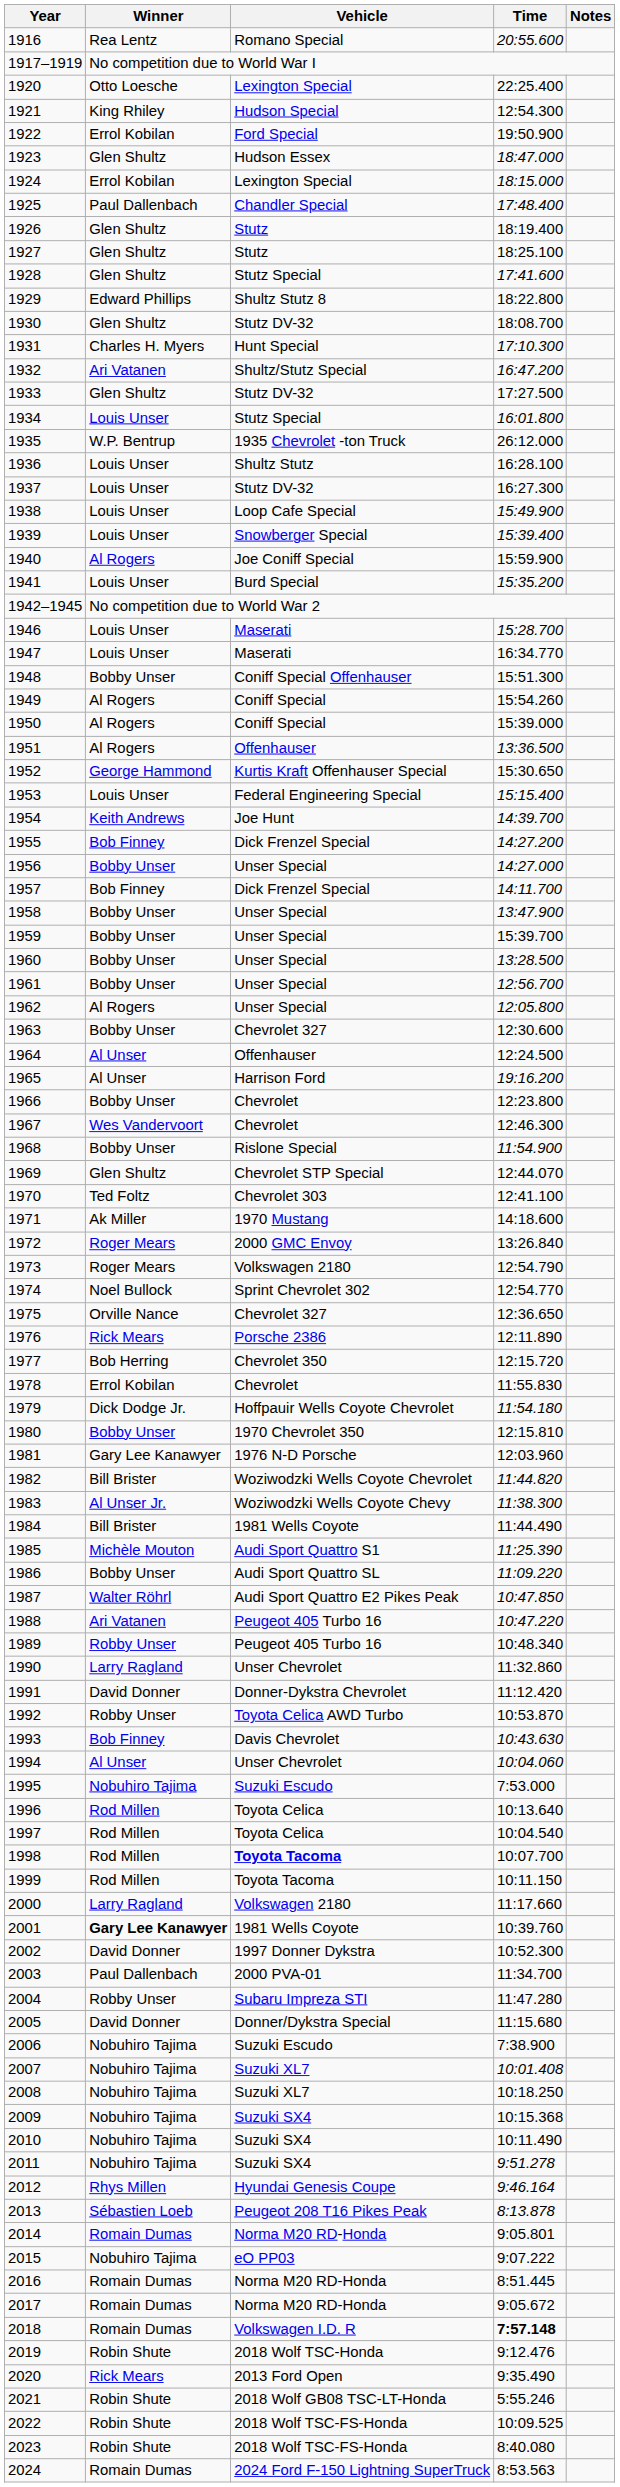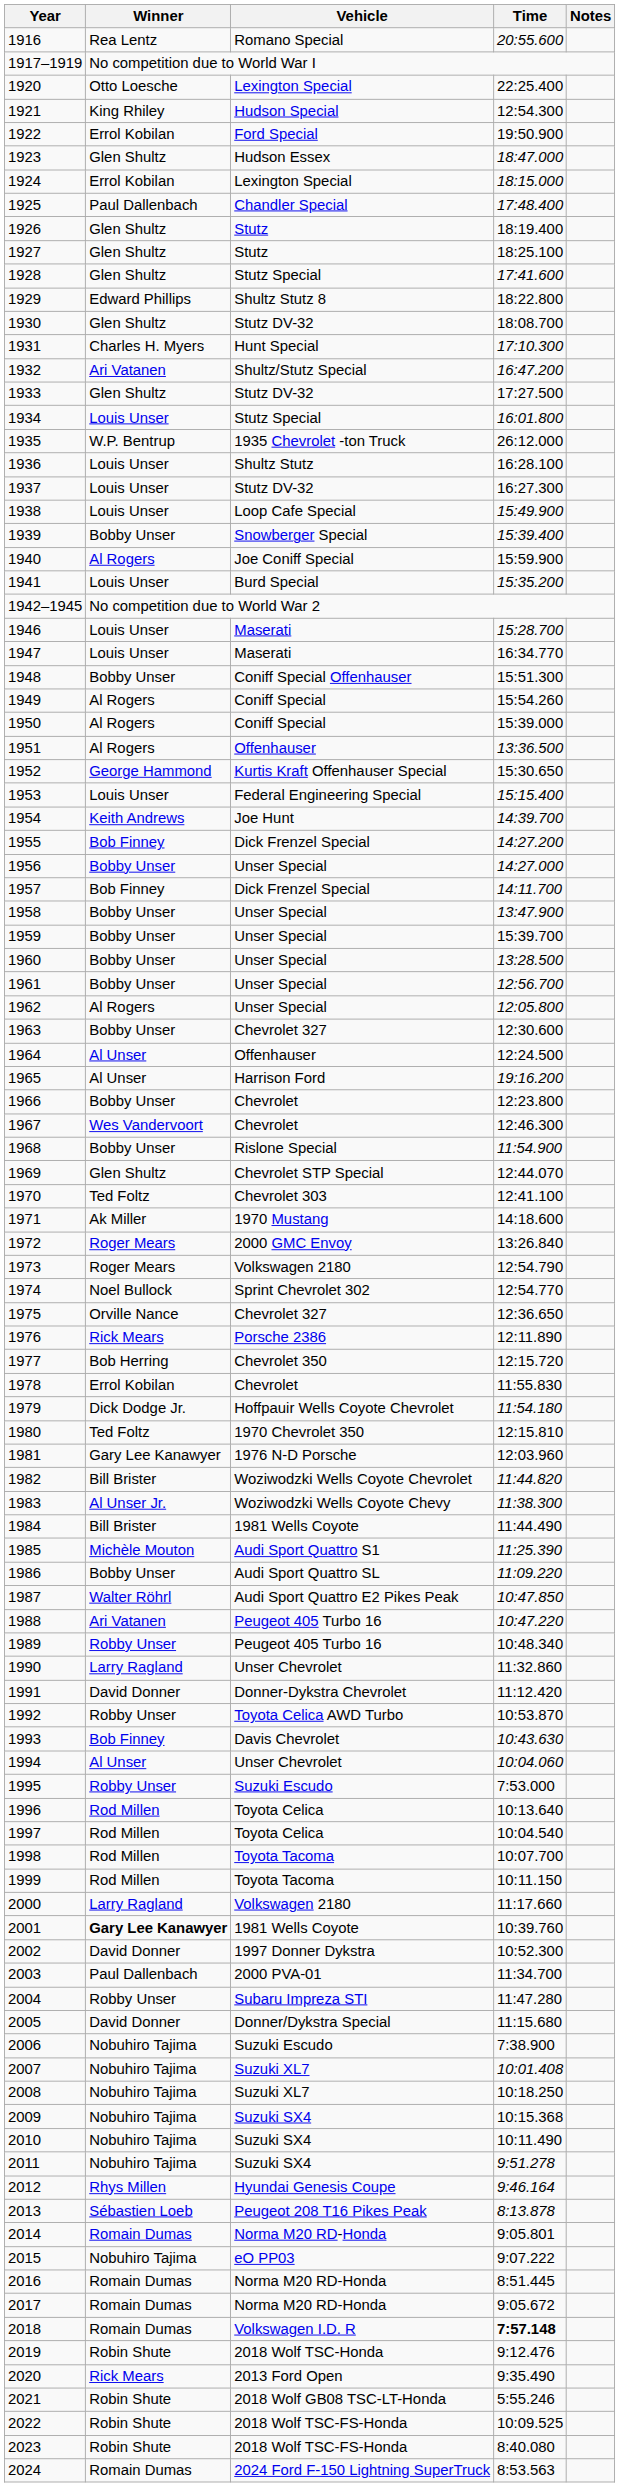(129, 535) Louis Unser -> (132, 535) Bobby Unser
(132, 1432) Bobby Unser -> (119, 1432) Ted Foltz
(143, 1786) Nobuhiro Tajima -> (133, 1786) Robby Unser
(288, 1857) bold -> (284, 1857) normal
